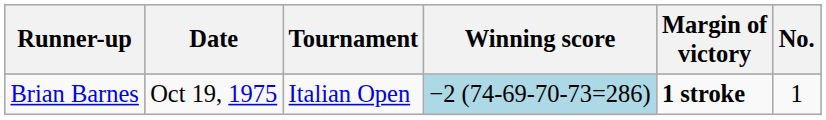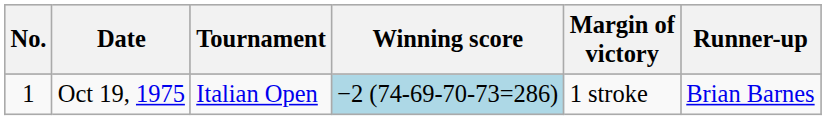columns swapped: (797, 39) <-> (75, 39)
(704, 94) bold -> (609, 94) normal
